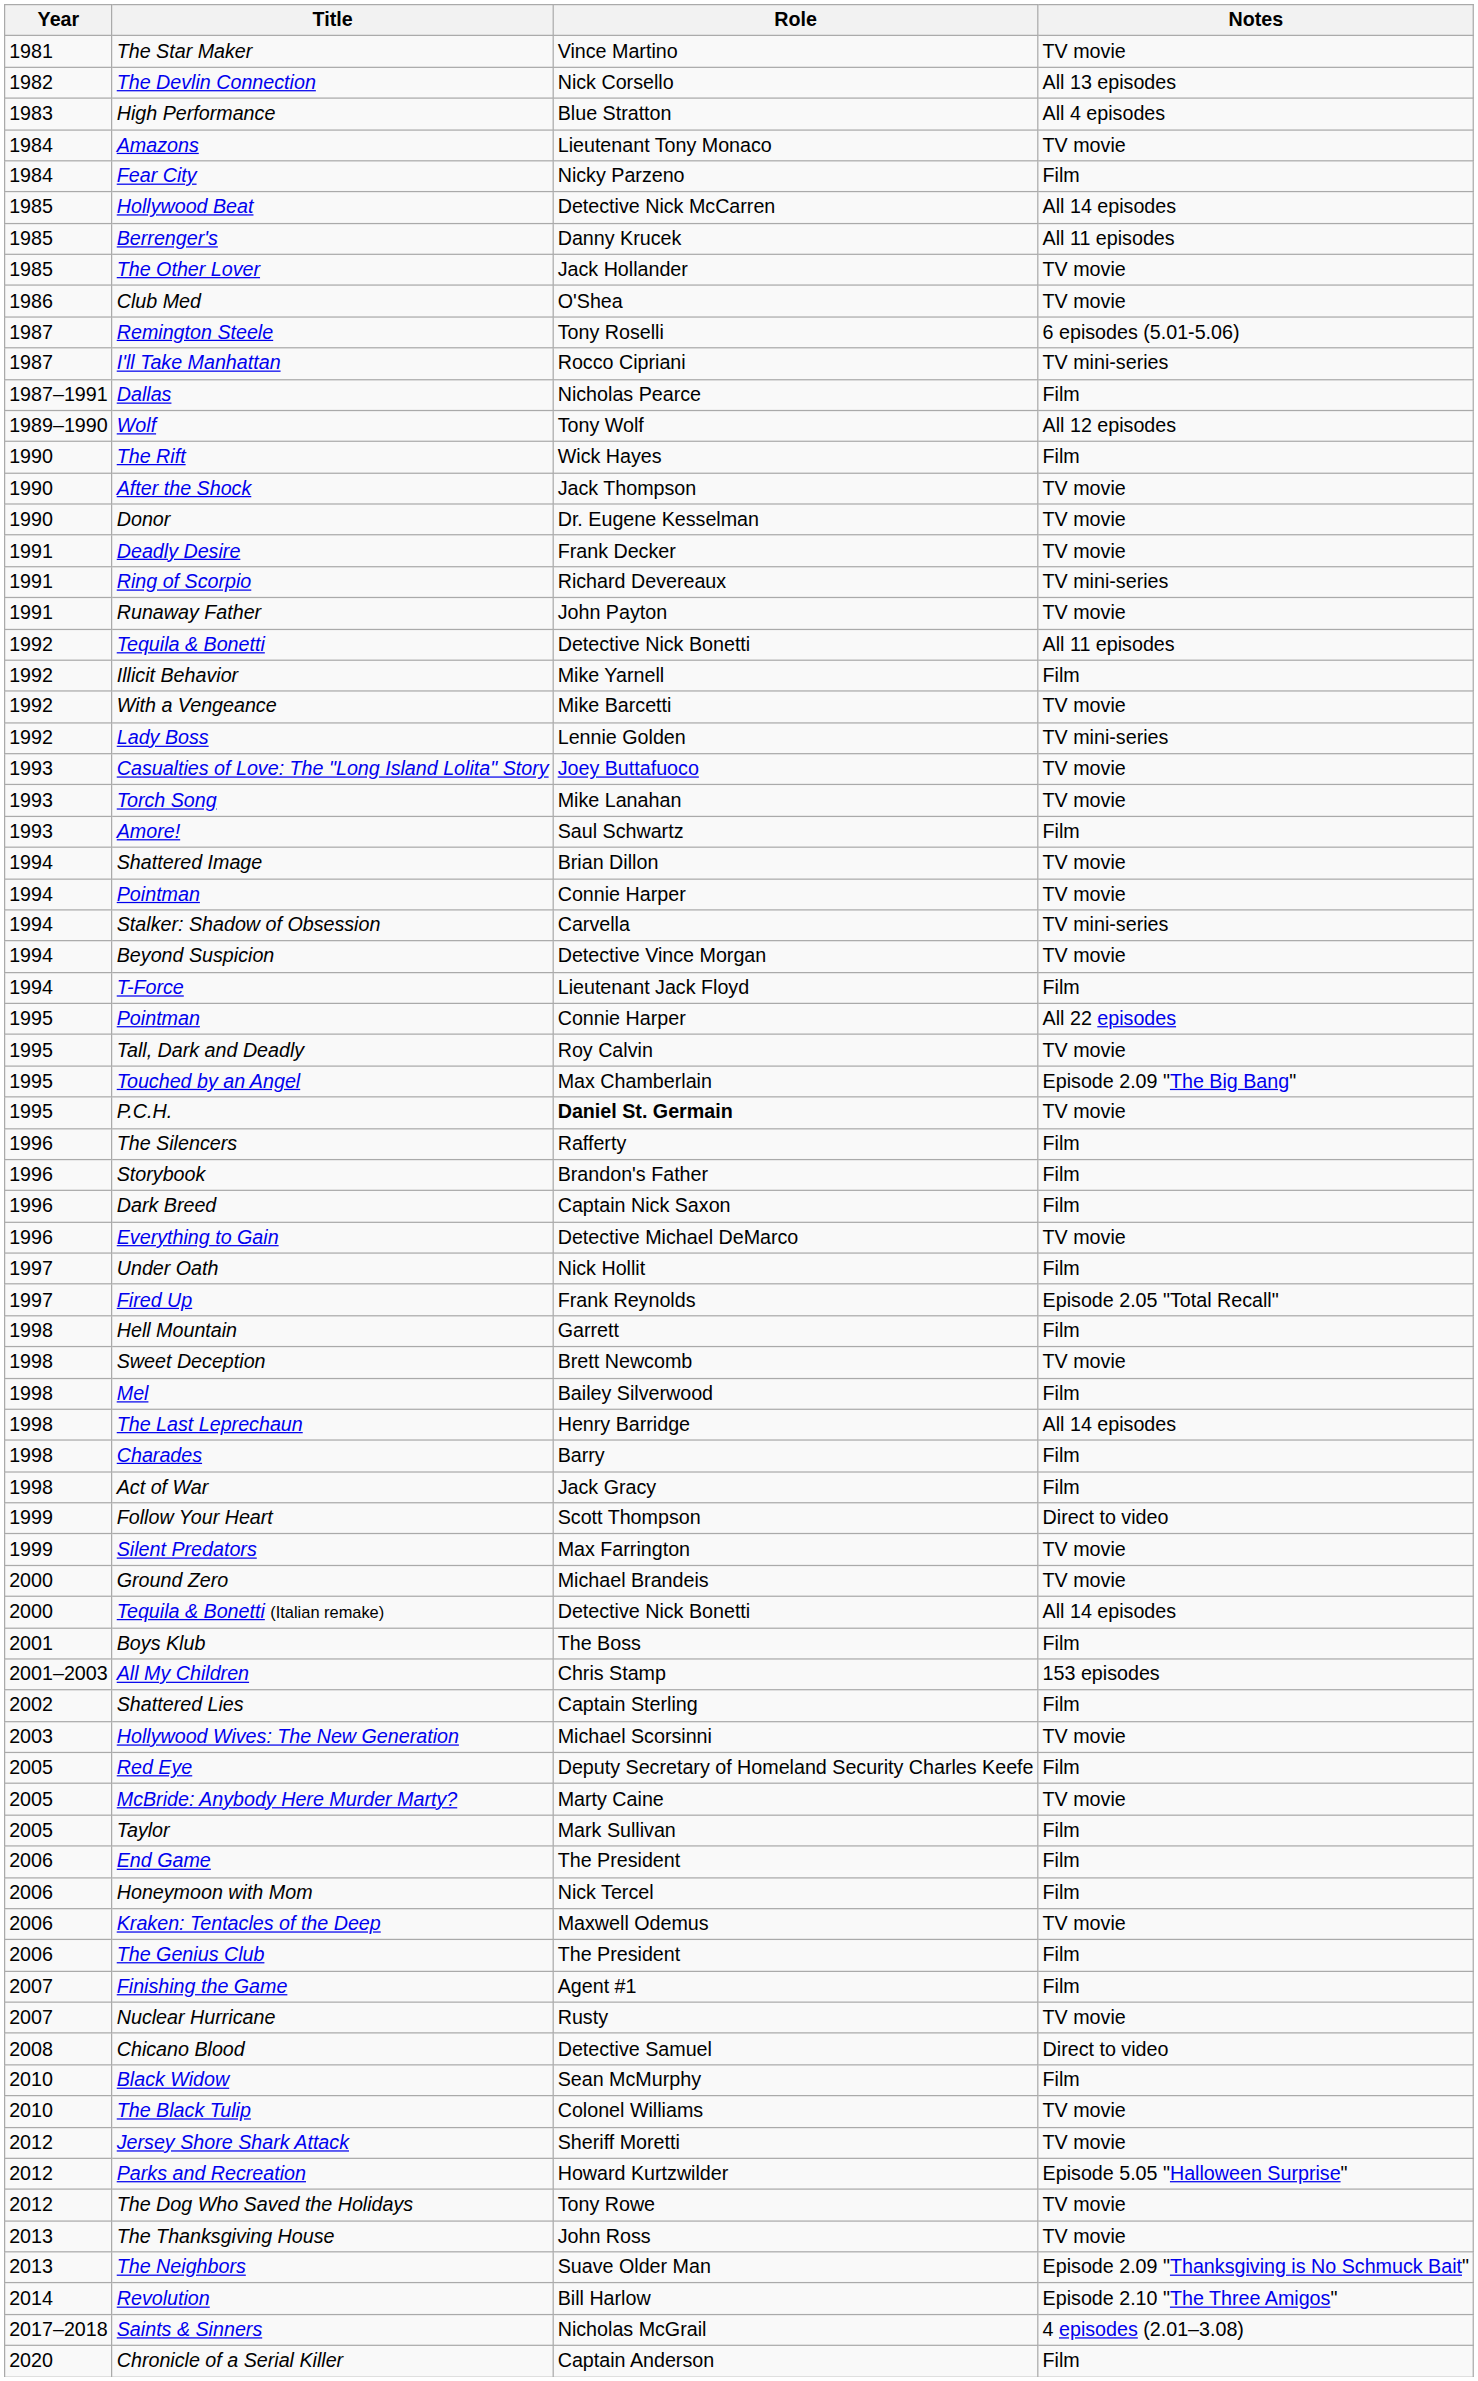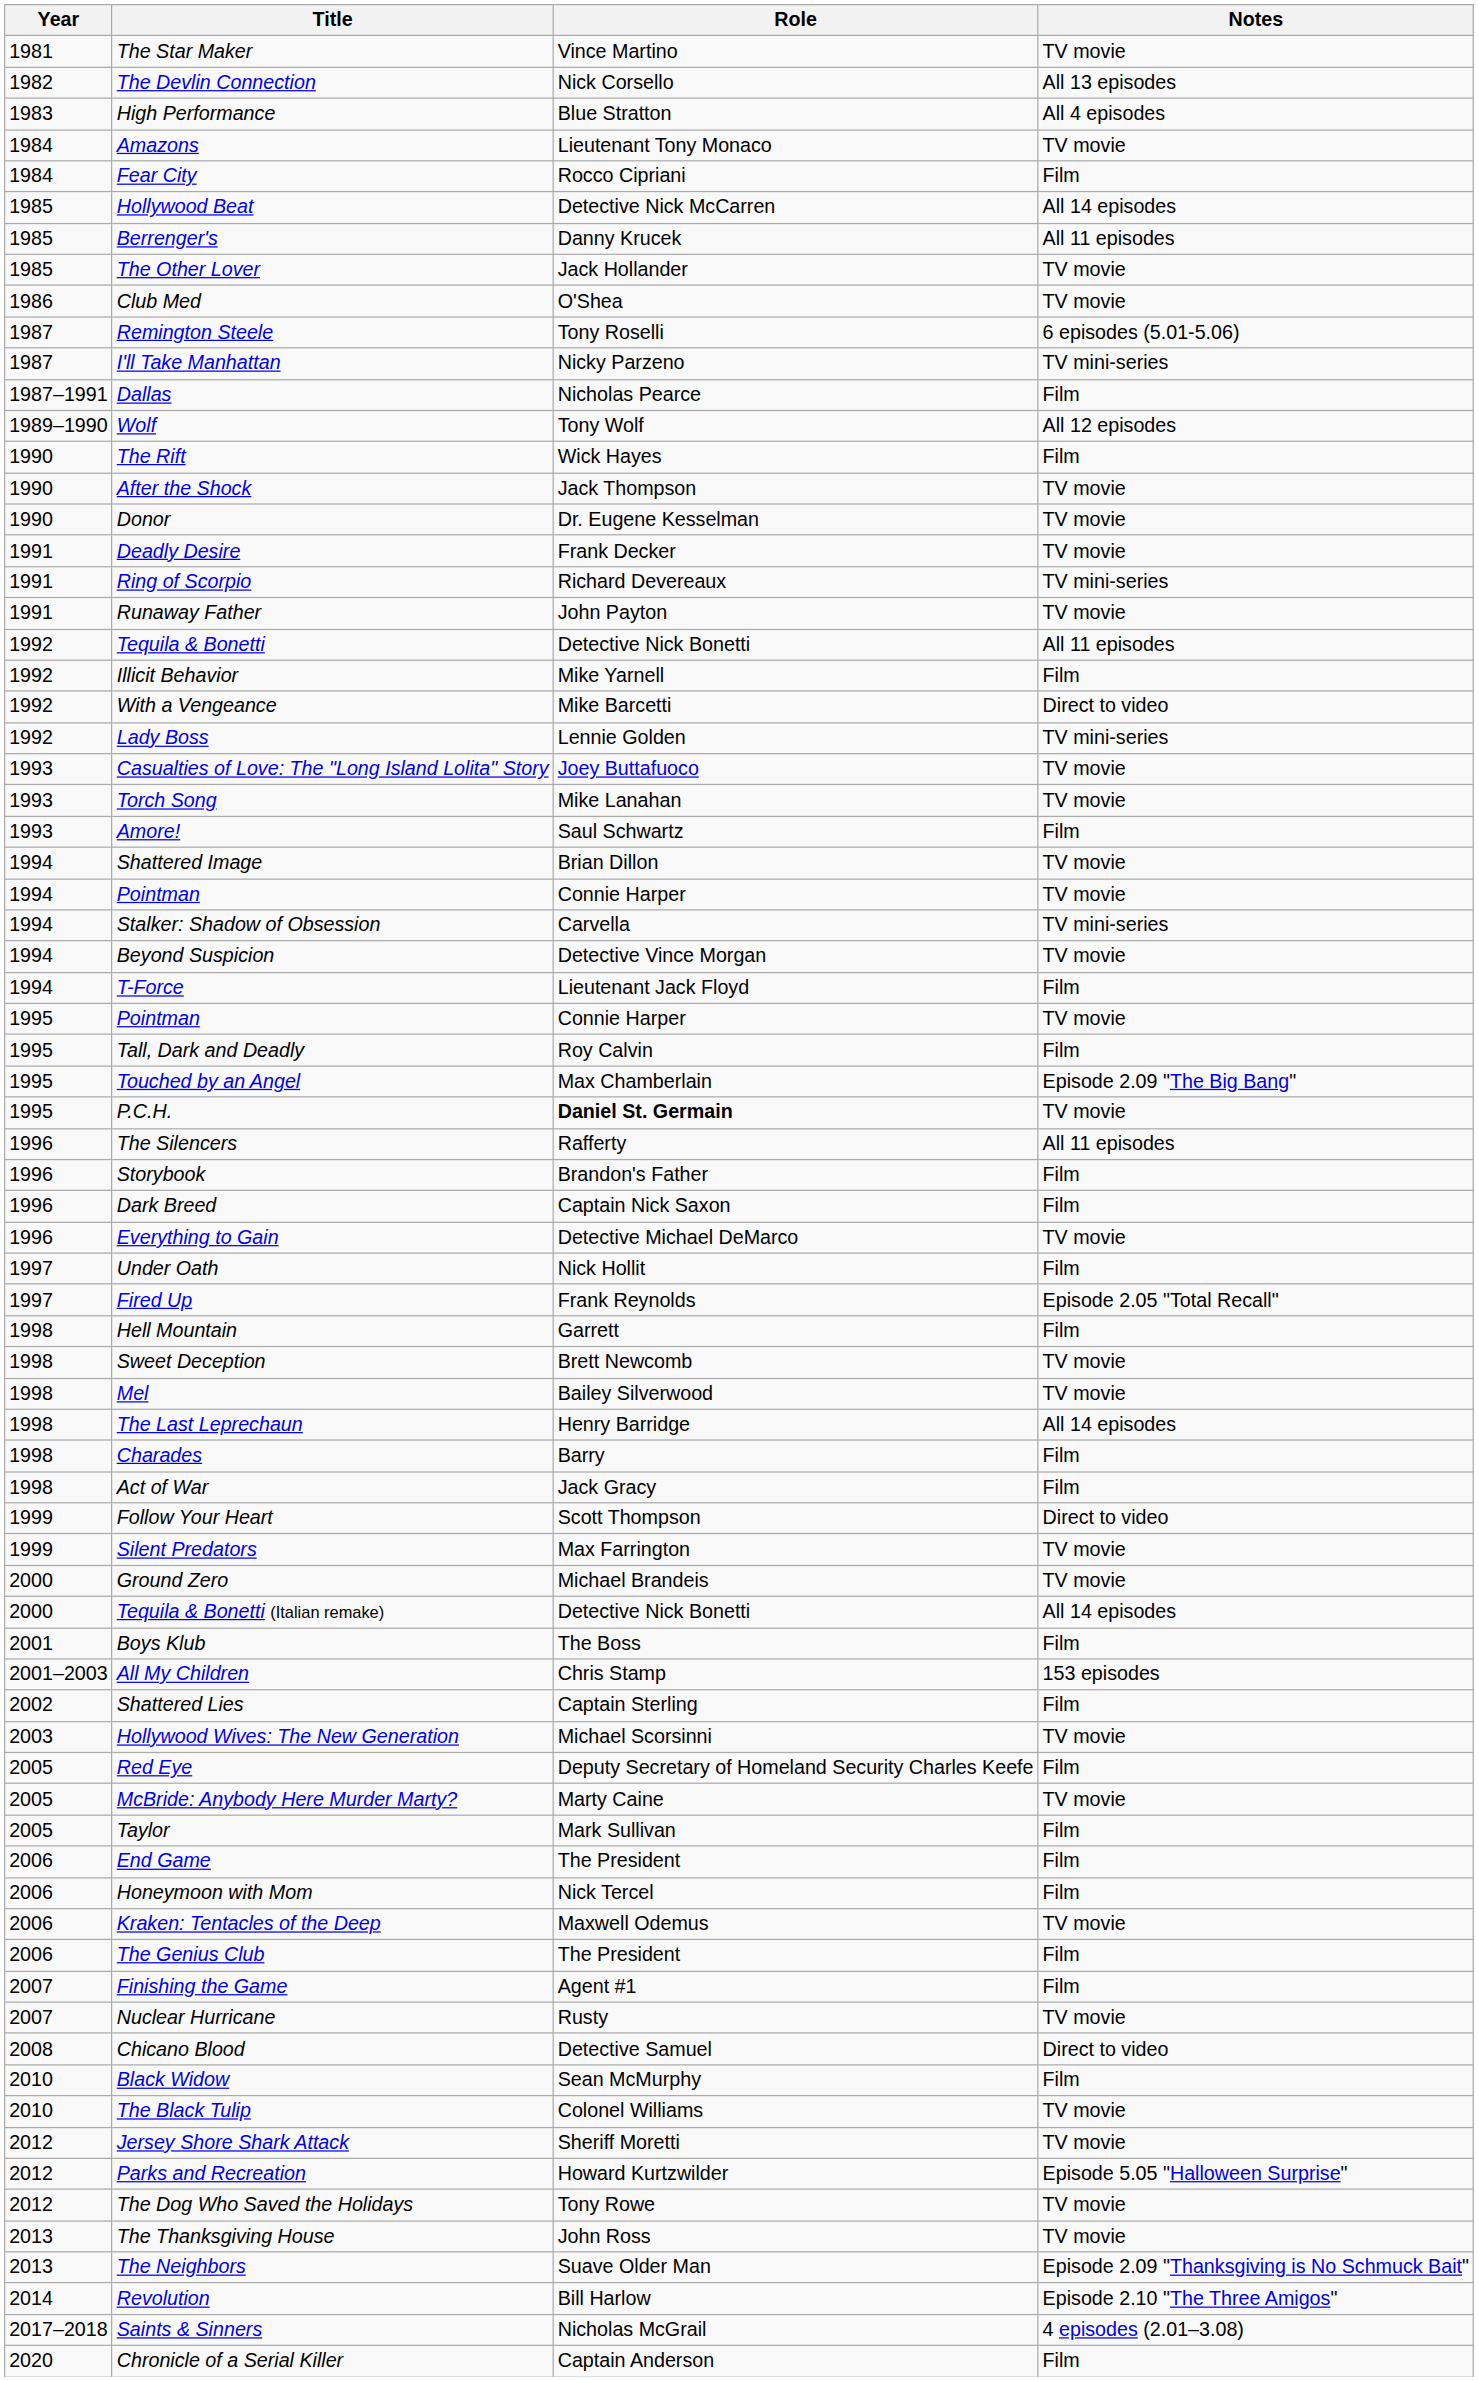(621, 176) Nicky Parzeno -> (622, 176) Rocco Cipriani
(622, 363) Rocco Cipriani -> (621, 363) Nicky Parzeno
(1084, 706) TV movie -> (1105, 706) Direct to video
(1109, 1018) All 22 episodes -> (1084, 1018) TV movie
(1084, 1050) TV movie -> (1061, 1050) Film
(1061, 1143) Film -> (1109, 1143) All 11 episodes
(1061, 1393) Film -> (1084, 1393) TV movie
